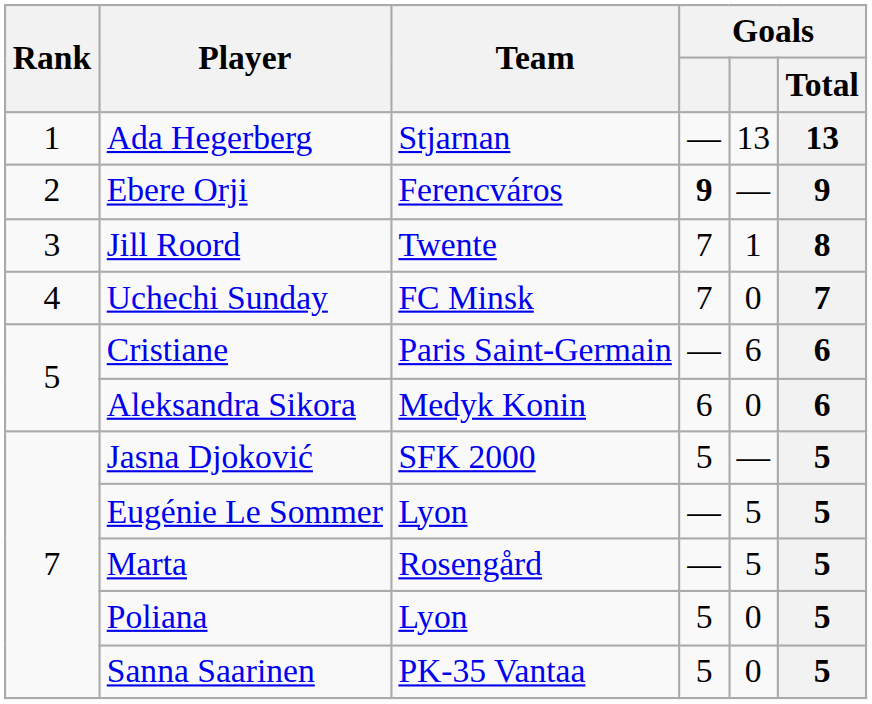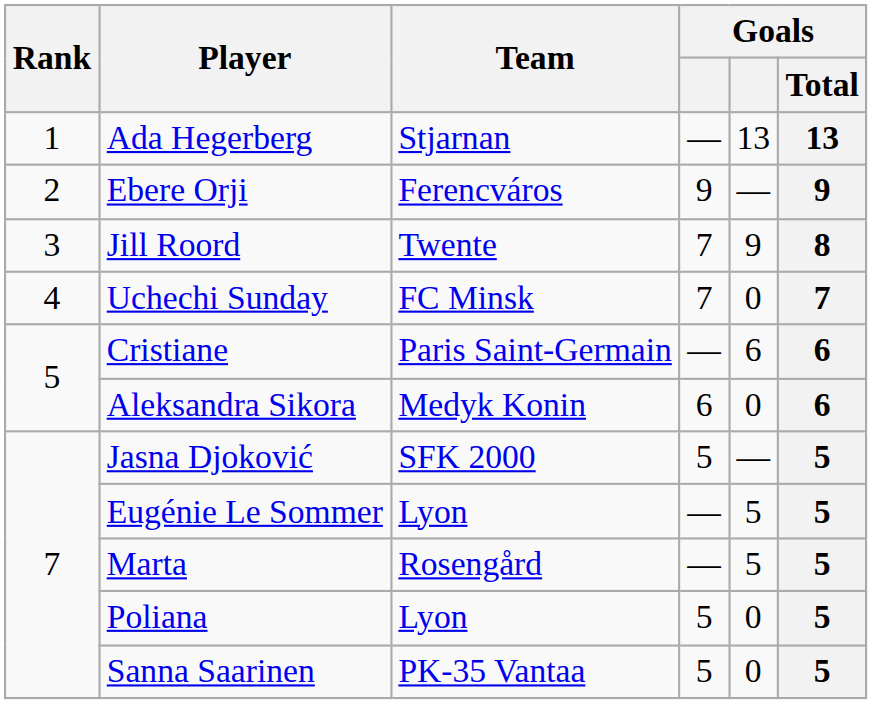(704, 191) bold -> (704, 191) normal
(753, 244) 1 -> (753, 244) 9
